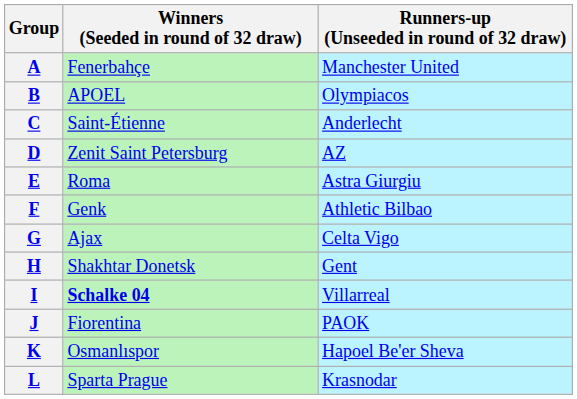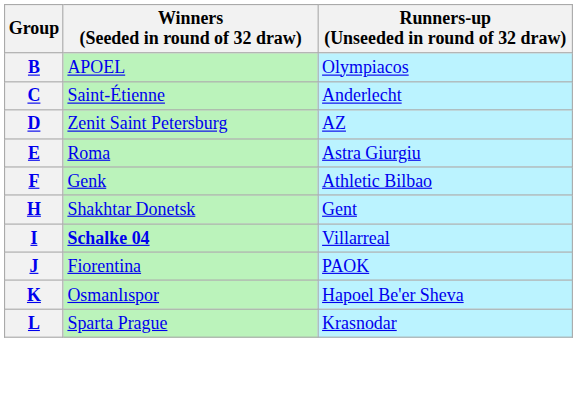- row: (34, 67)
- row: (34, 237)
